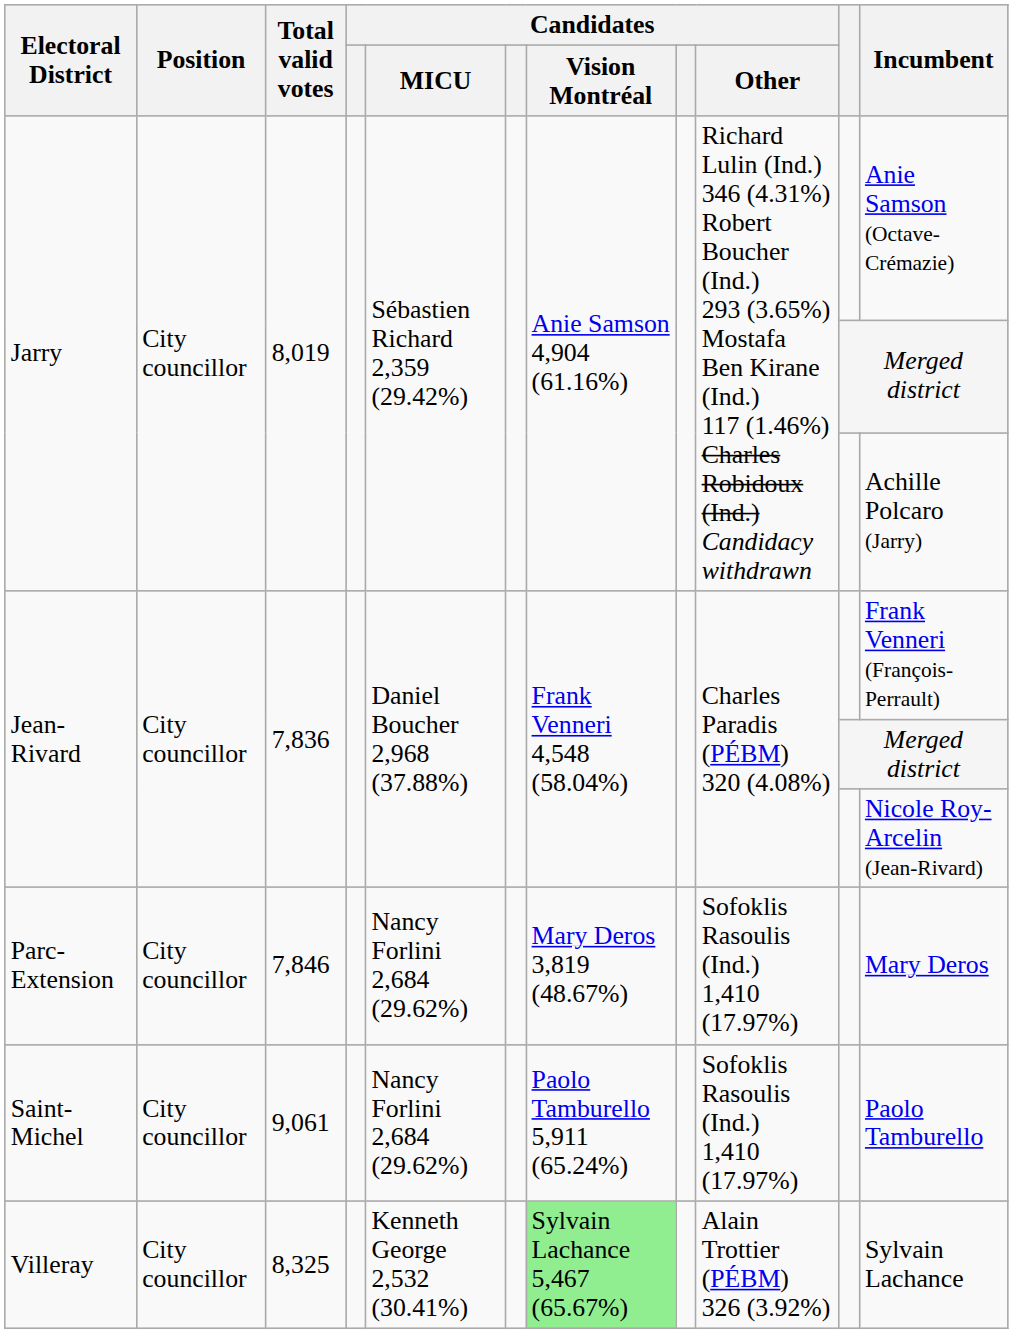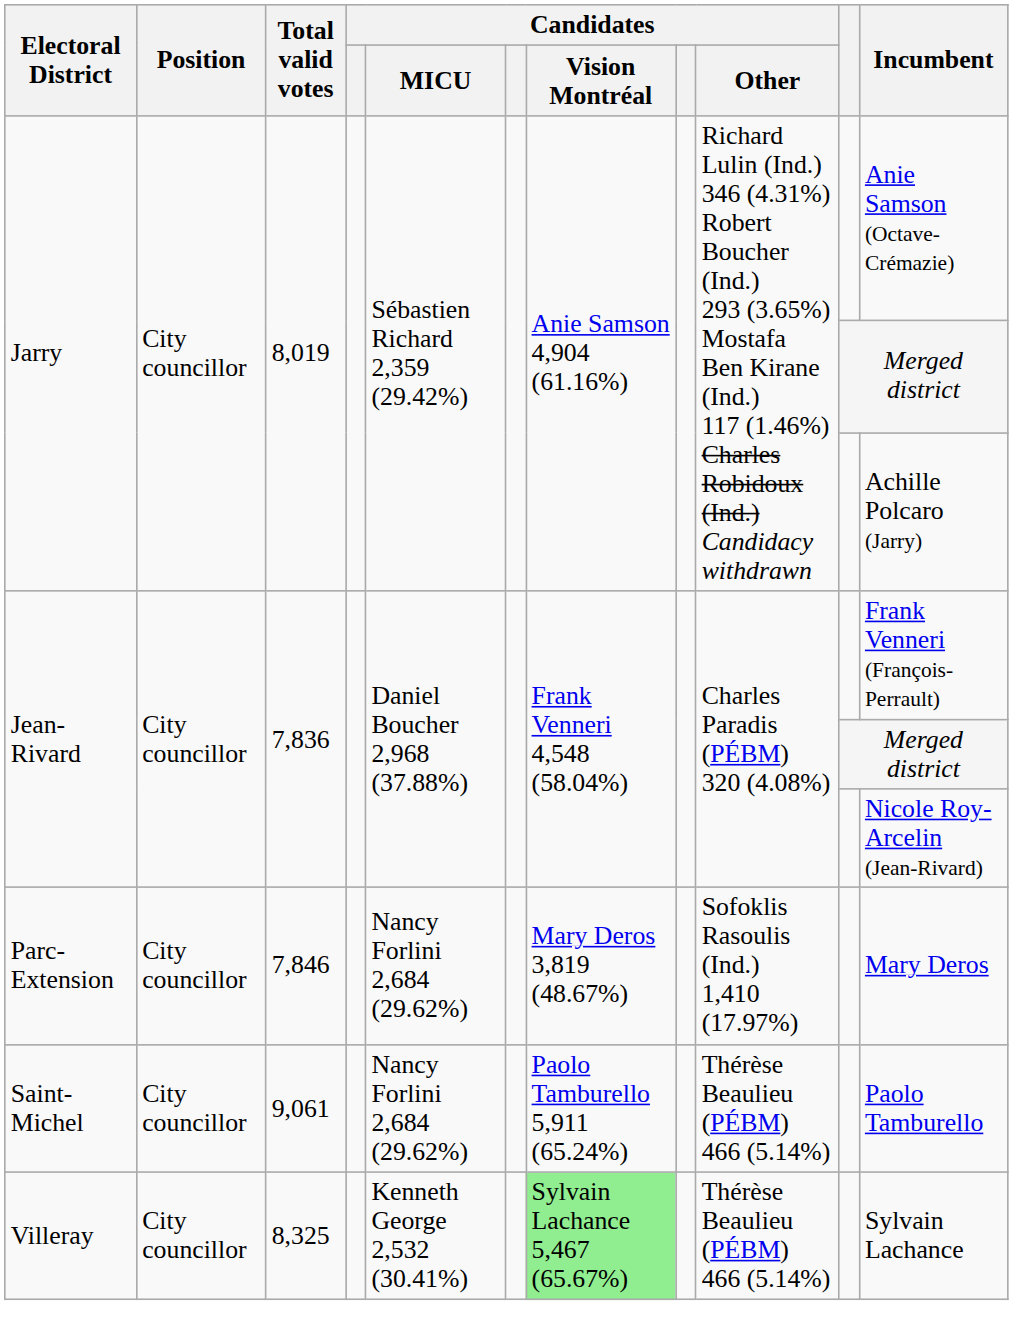(750, 1122) Sofoklis Rasoulis (Ind.) 1,410 (17.97%) -> (766, 1107) Thérèse Beaulieu (PÉBM) 466 (5.14%)
(766, 1264) Alain Trottier (PÉBM) 326 (3.92%) -> (766, 1235) Thérèse Beaulieu (PÉBM) 466 (5.14%)
